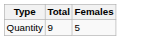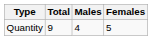+ column: (88, 12)
